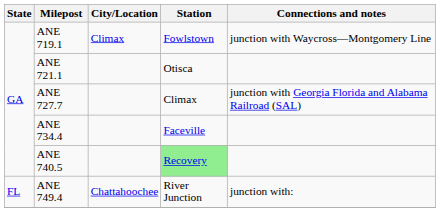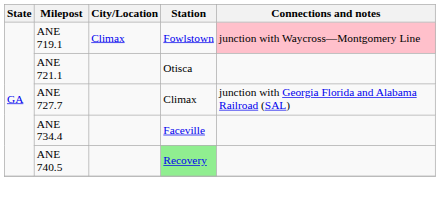(331, 37) no background -> (320, 37) pink background
- row: (50, 191)
